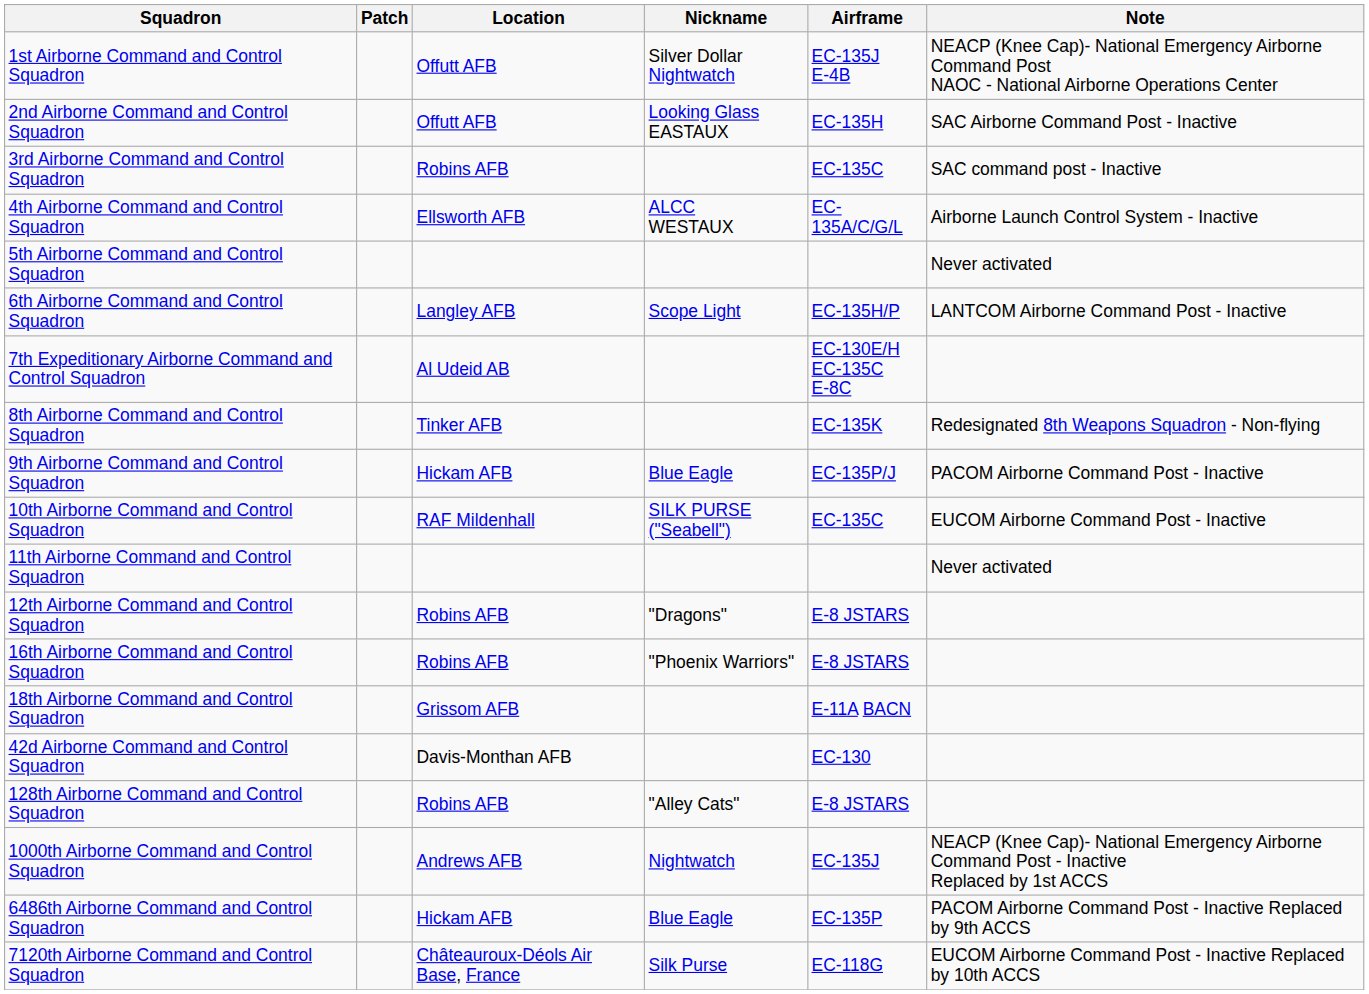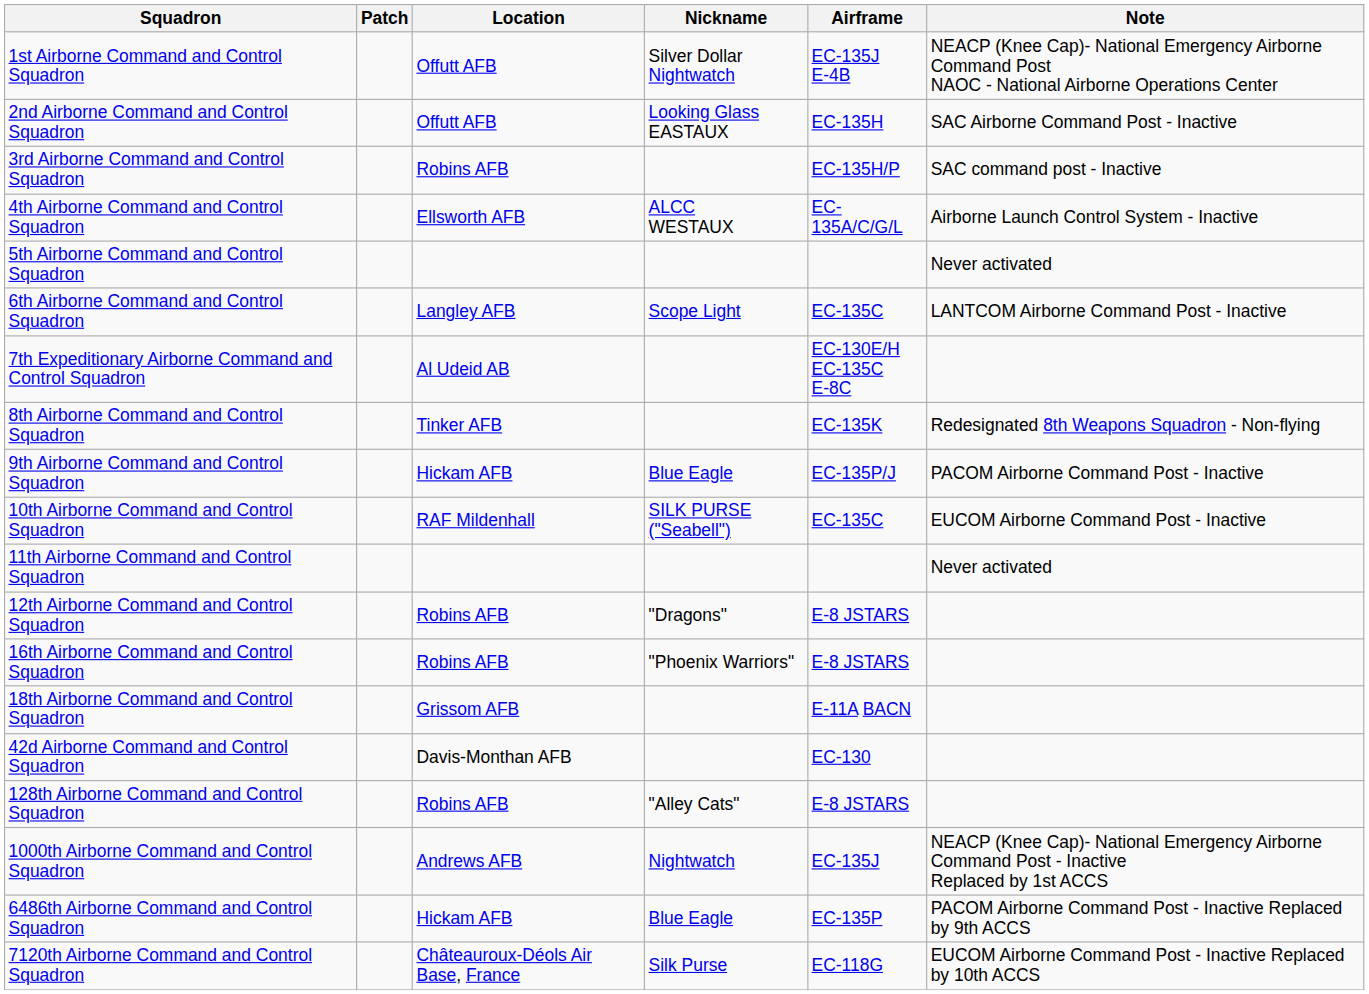(847, 169) EC-135C -> (856, 169) EC-135H/P
(856, 311) EC-135H/P -> (847, 311) EC-135C
